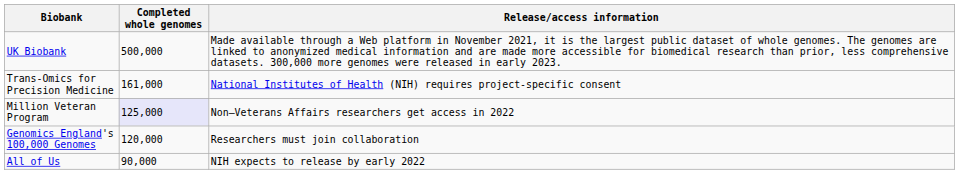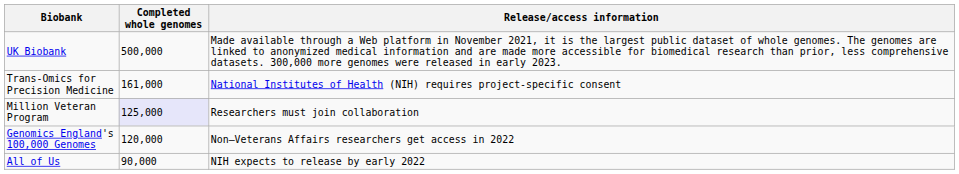(362, 112) Non–Veterans Affairs researchers get access in 2022 -> (315, 112) Researchers must join collaboration
(315, 140) Researchers must join collaboration -> (362, 140) Non–Veterans Affairs researchers get access in 2022
